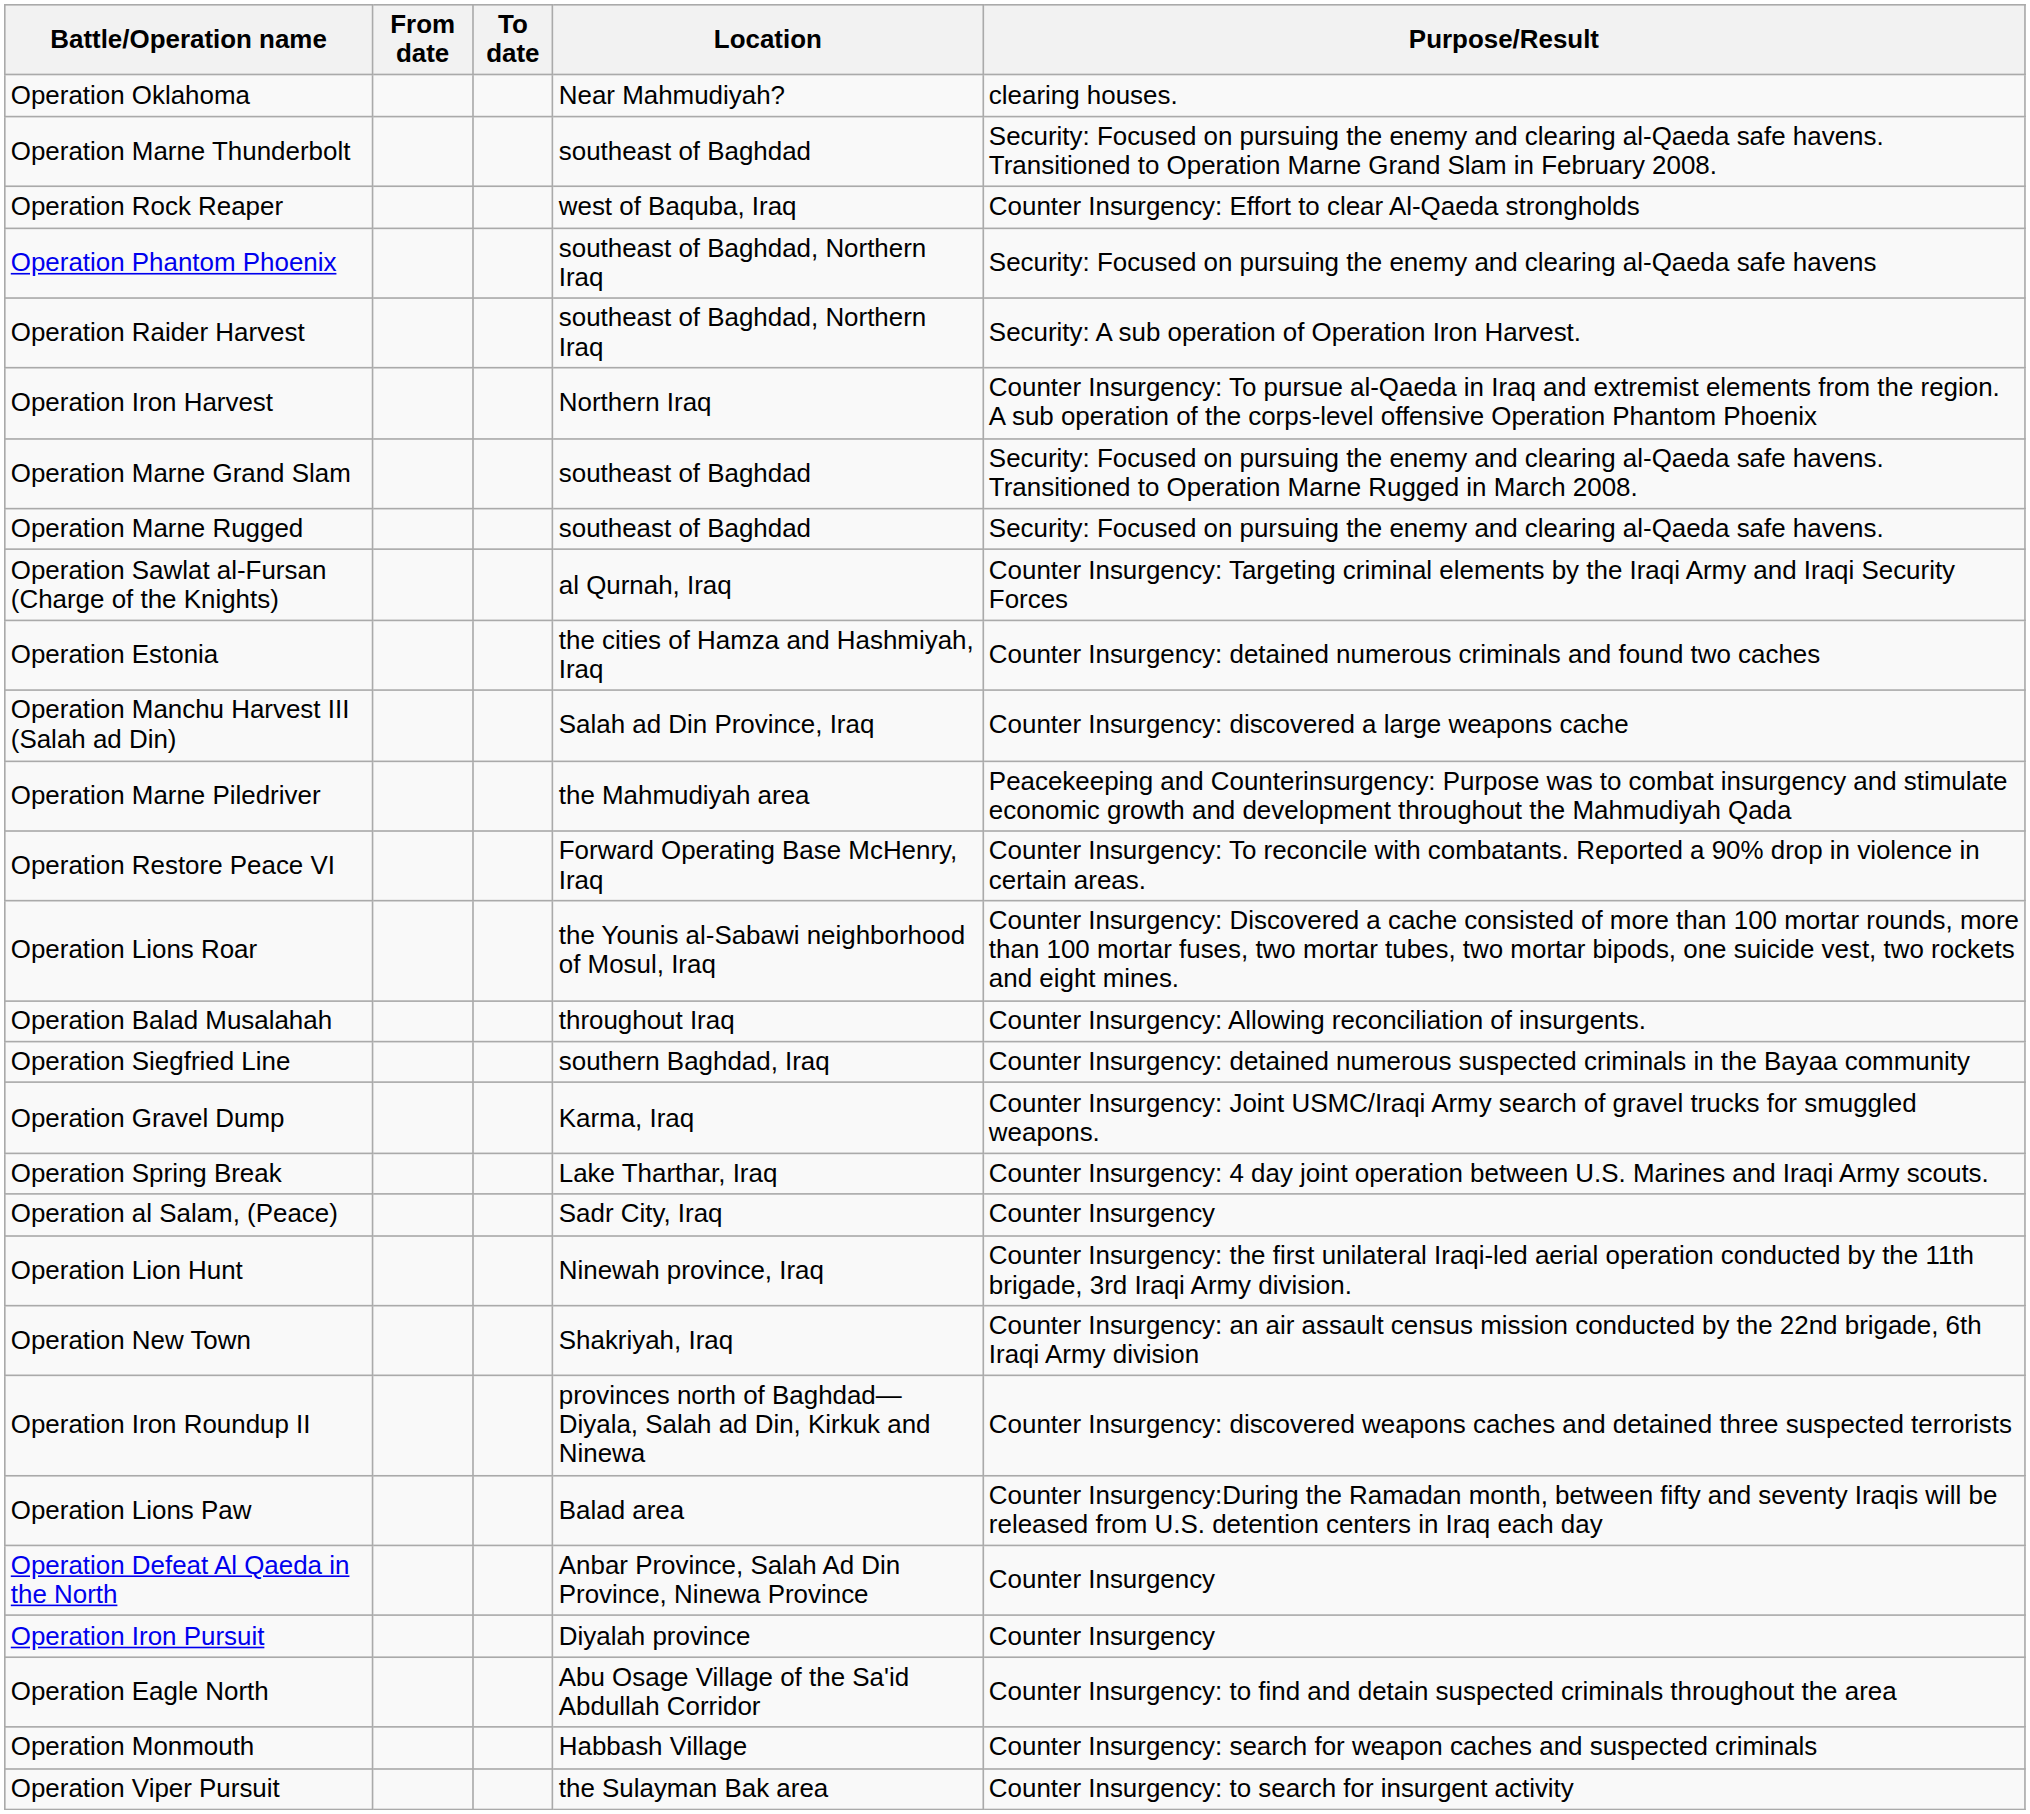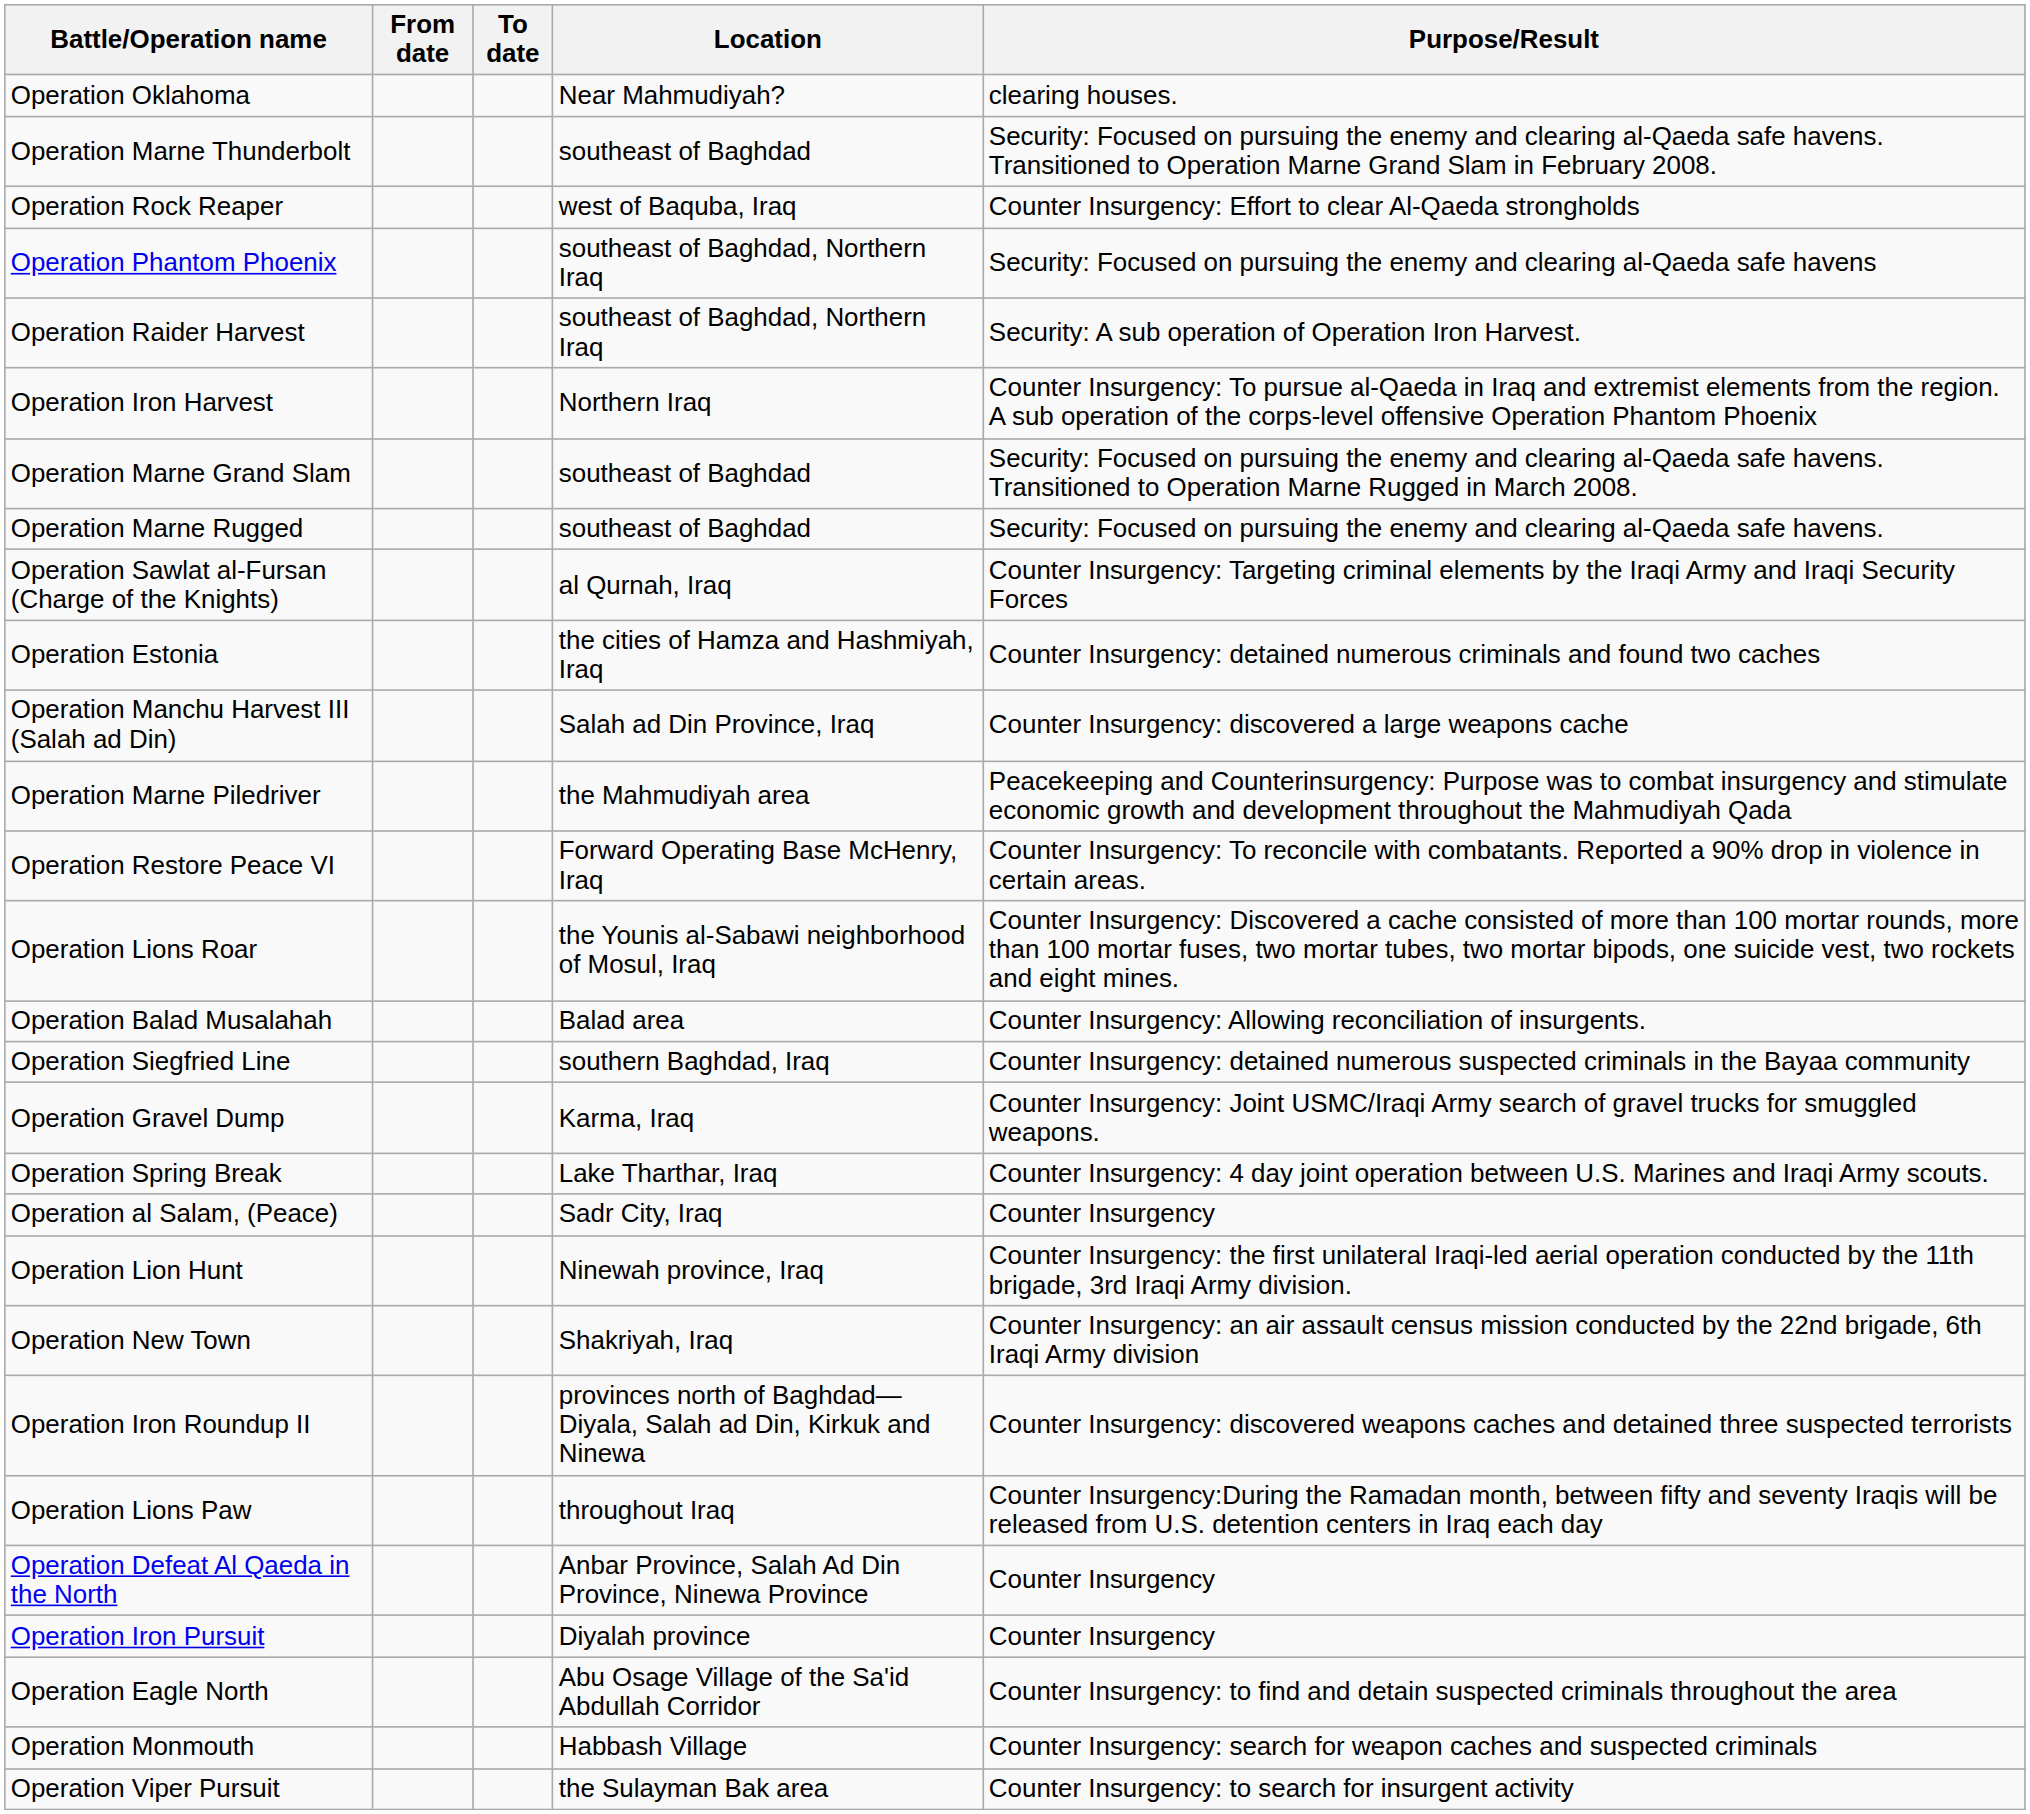(647, 1020) throughout Iraq -> (621, 1020) Balad area
(621, 1509) Balad area -> (647, 1509) throughout Iraq
